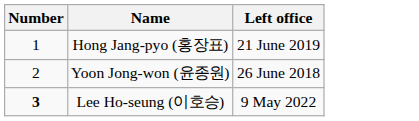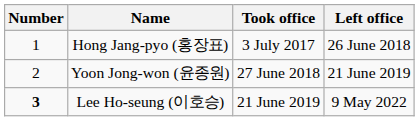+ column: (279, 17)
(279, 45) 21 June 2019 -> (369, 45) 26 June 2018
(279, 73) 26 June 2018 -> (369, 73) 21 June 2019
